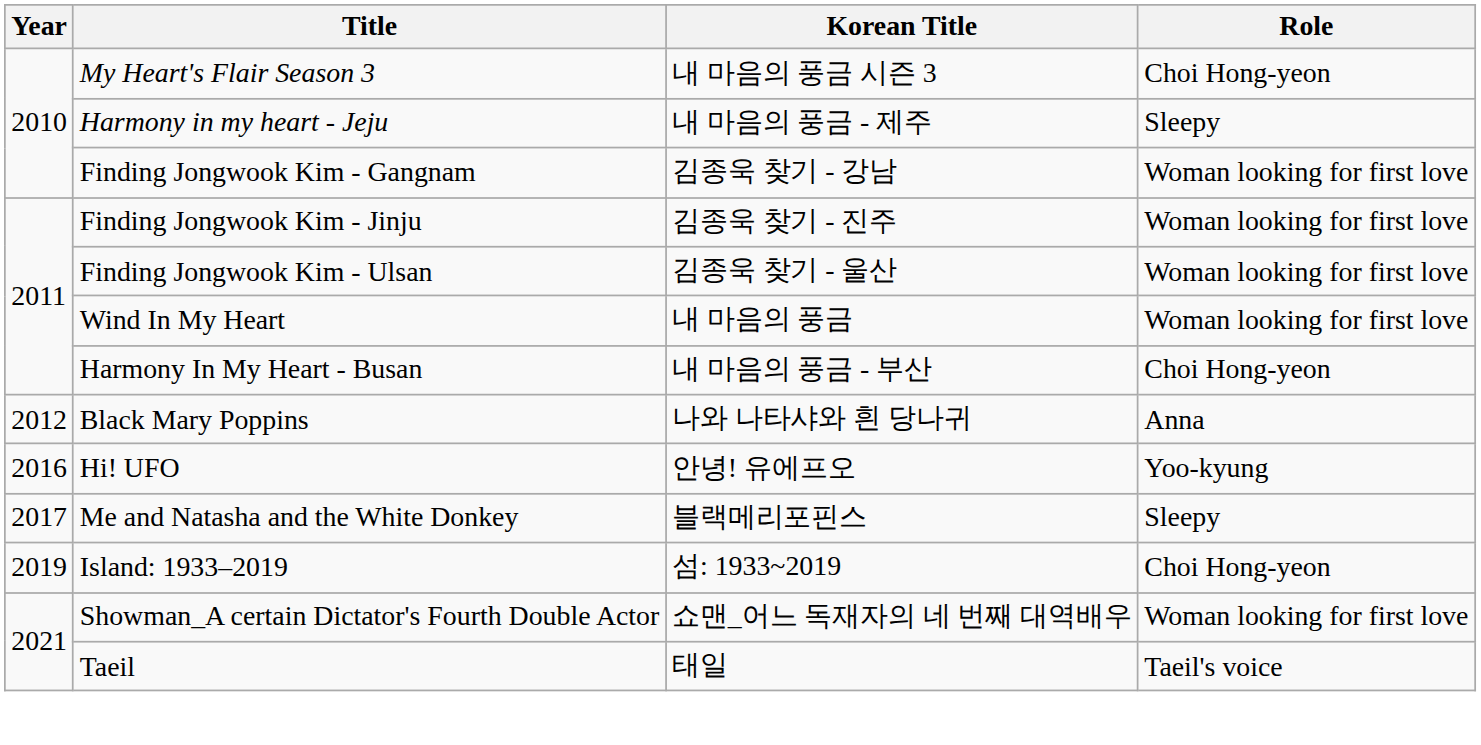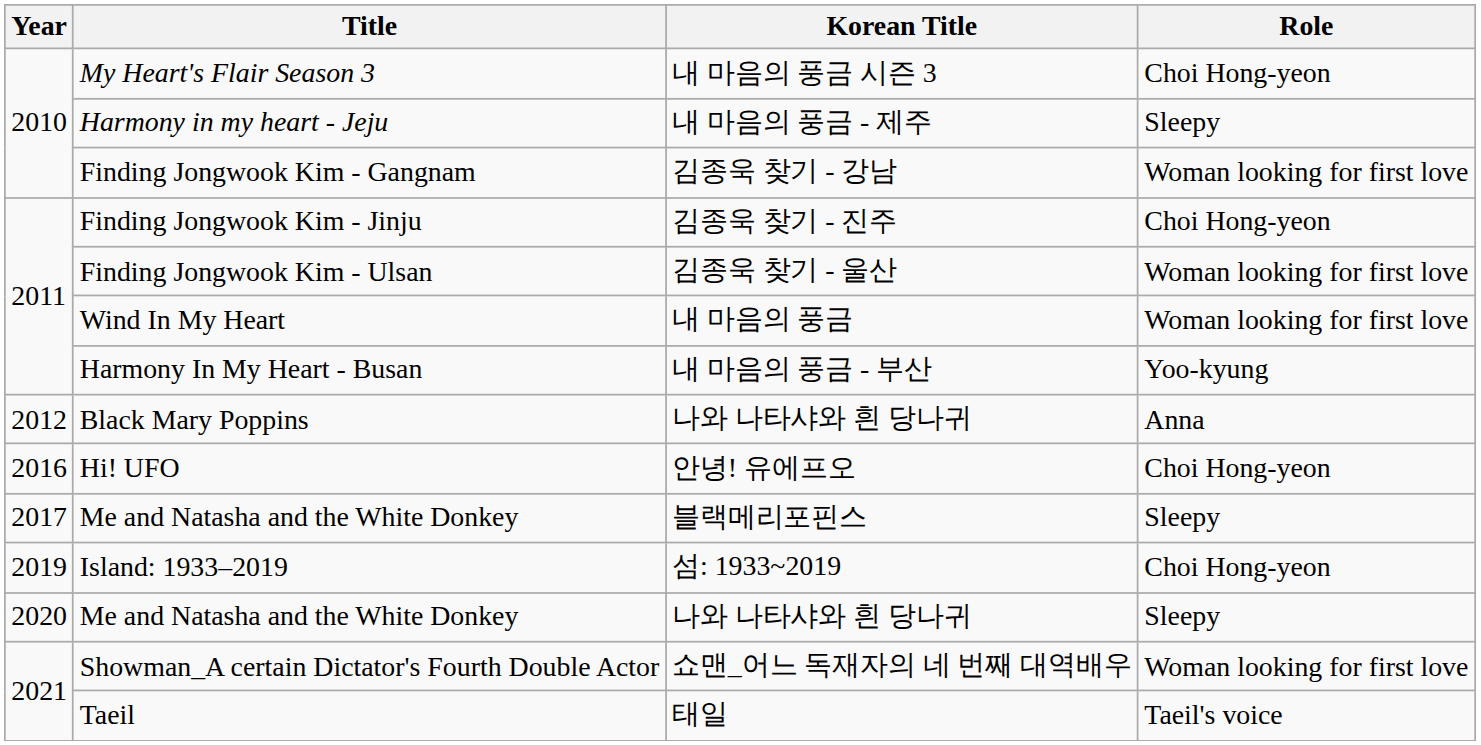(1306, 221) Woman looking for first love -> (1238, 221) Choi Hong-yeon
(1238, 369) Choi Hong-yeon -> (1206, 369) Yoo-kyung
(1206, 468) Yoo-kyung -> (1238, 468) Choi Hong-yeon
+ row: (39, 616)
